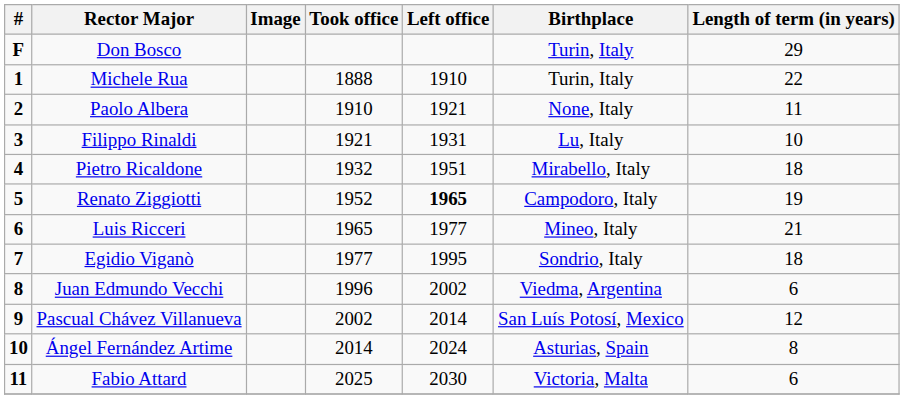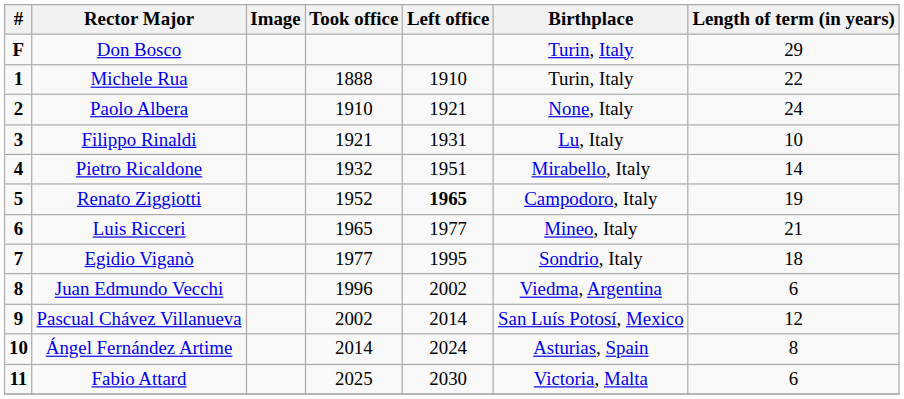(794, 109) 11 -> (794, 109) 24
(794, 169) 18 -> (794, 169) 14
